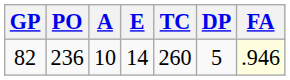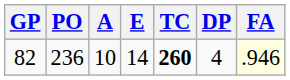(175, 57) normal -> (175, 57) bold
(216, 57) 5 -> (216, 57) 4
